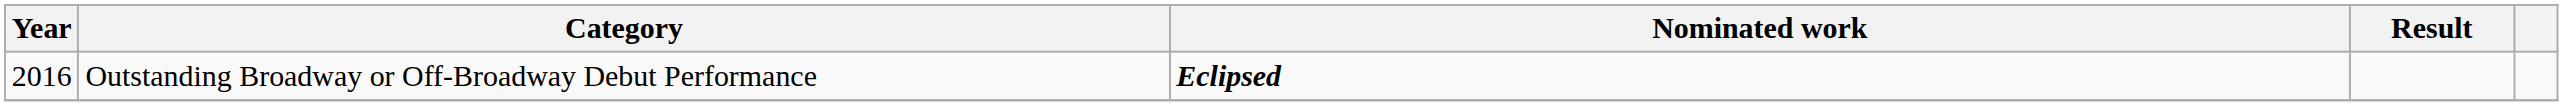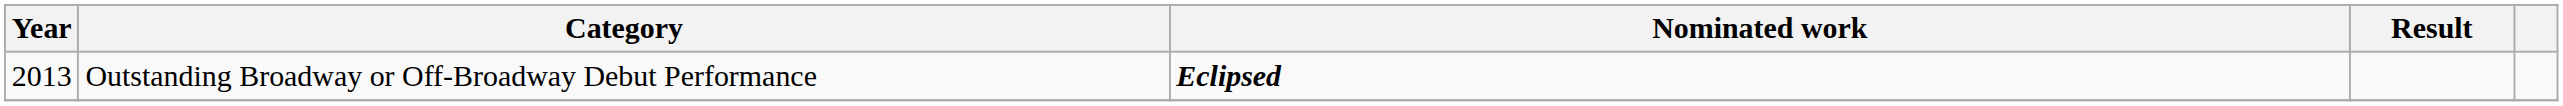(42, 75) 2016 -> (42, 75) 2013
